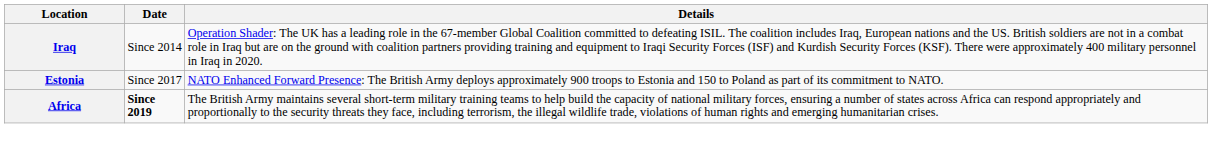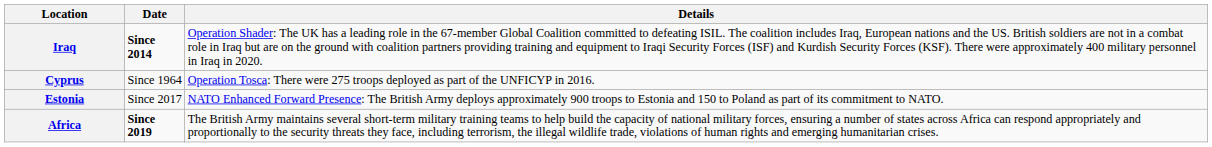(155, 47) normal -> (141, 47) bold
+ row: (65, 80)
